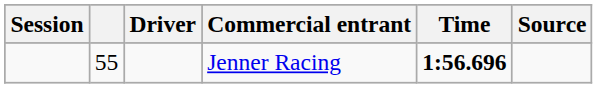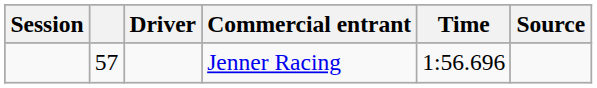(107, 62) 55 -> (107, 62) 57
(464, 62) bold -> (464, 62) normal
